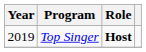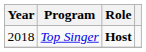(21, 36) 2019 -> (21, 36) 2018
